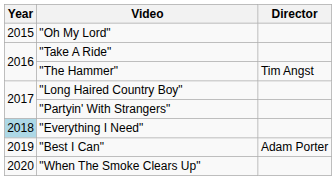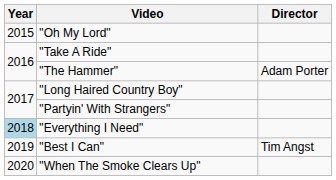(287, 71) Tim Angst -> (295, 71) Adam Porter
(295, 147) Adam Porter -> (287, 147) Tim Angst
